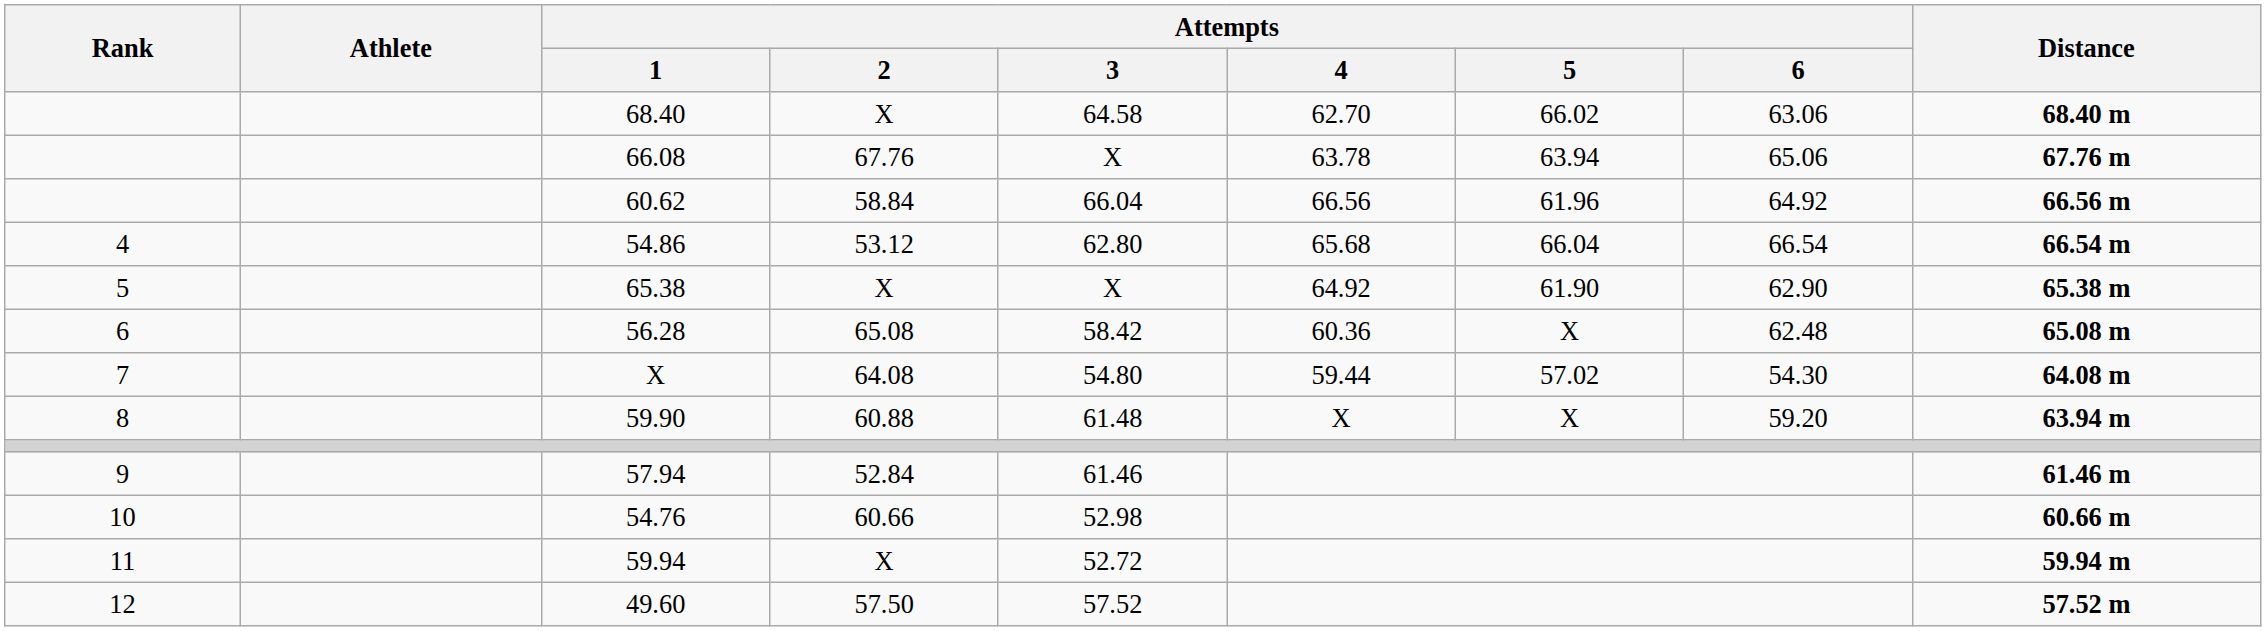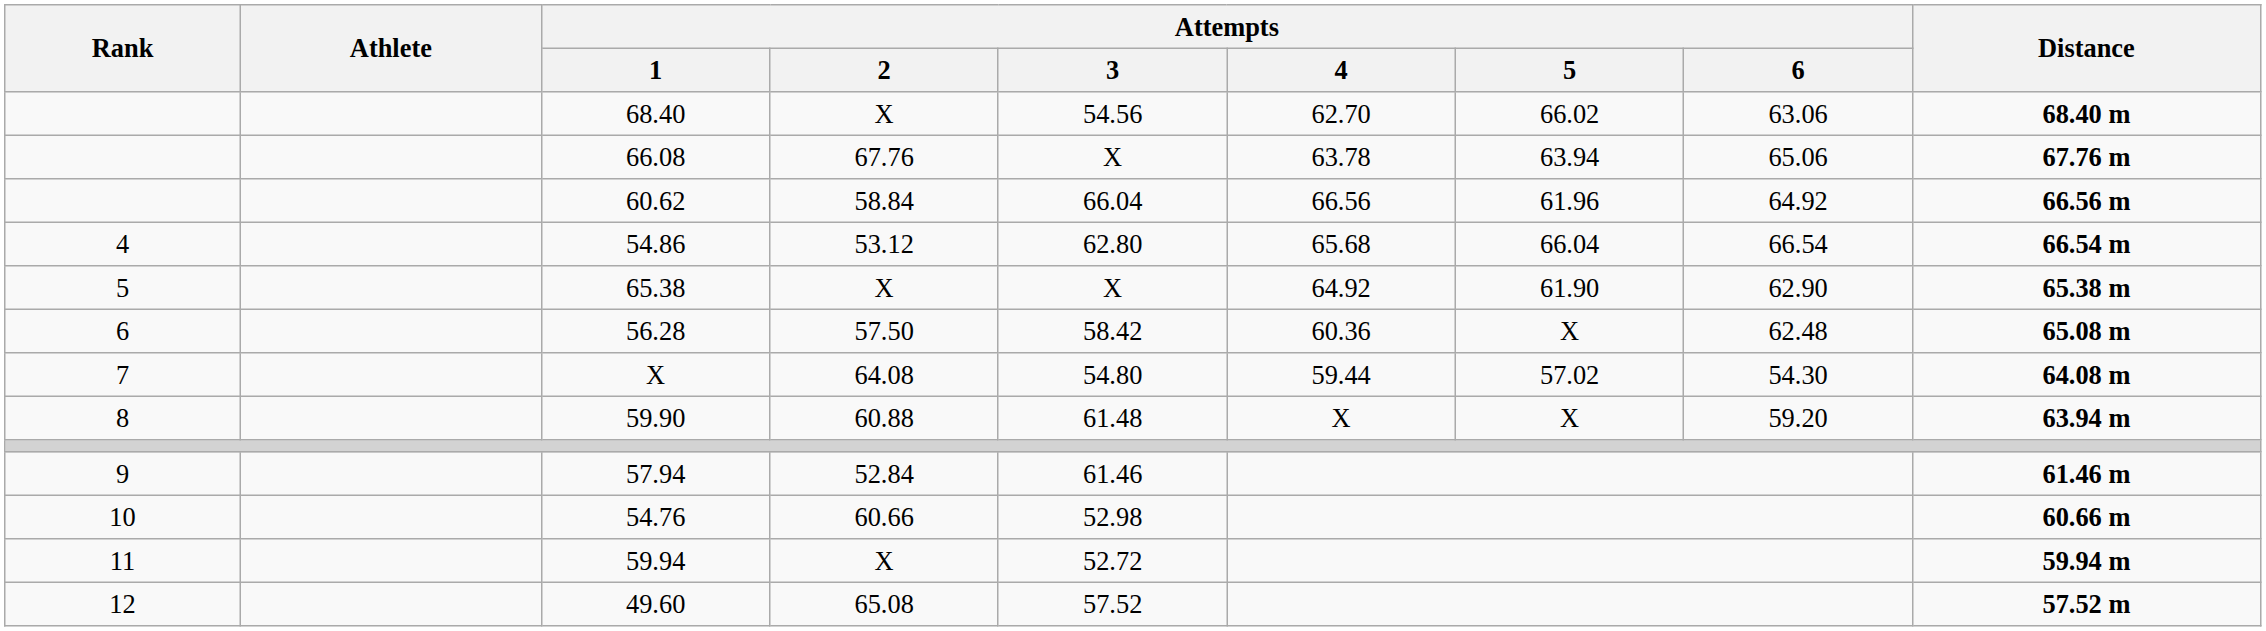(1113, 112) 64.58 -> (1113, 112) 54.56
(884, 330) 65.08 -> (884, 330) 57.50
(884, 604) 57.50 -> (884, 604) 65.08
